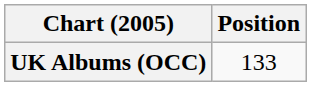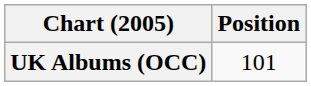(259, 61) 133 -> (259, 61) 101
